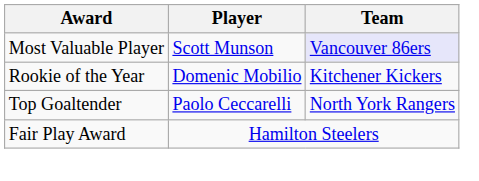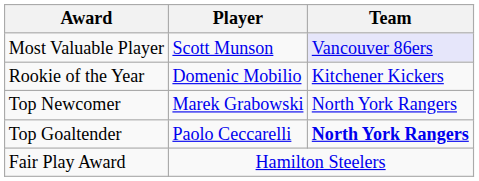+ row: (65, 104)
(382, 104) normal -> (390, 133) bold
